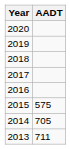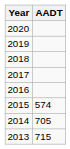(43, 105) 575 -> (43, 105) 574
(43, 136) 711 -> (43, 136) 715
